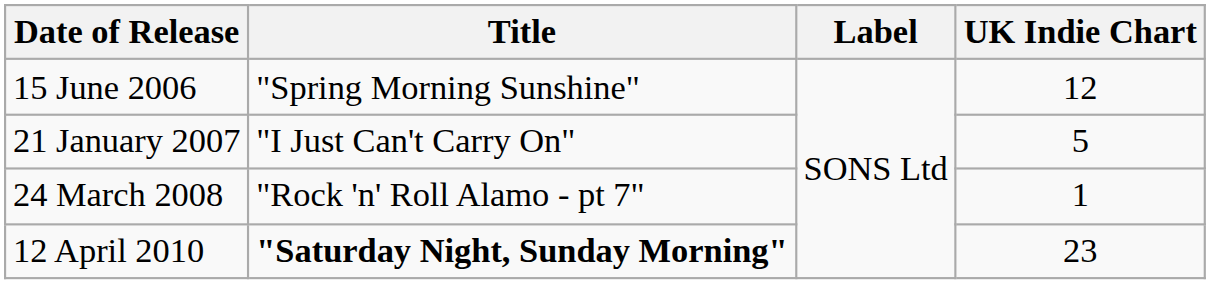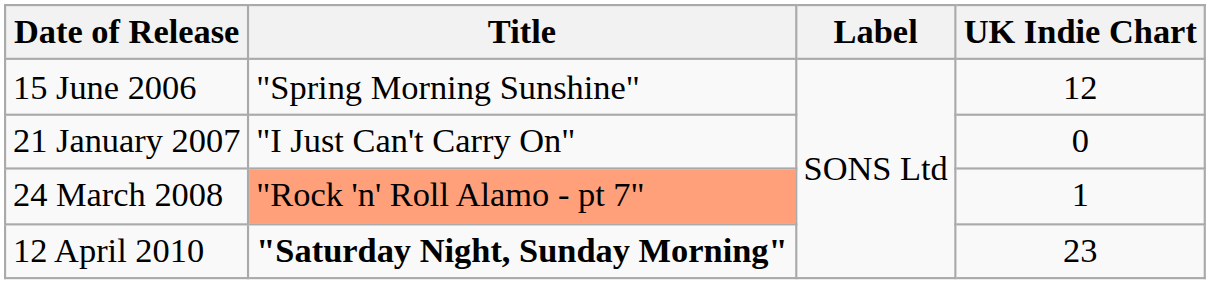(1080, 140) 5 -> (1080, 140) 0
(450, 195) no background -> (450, 195) lightsalmon background
